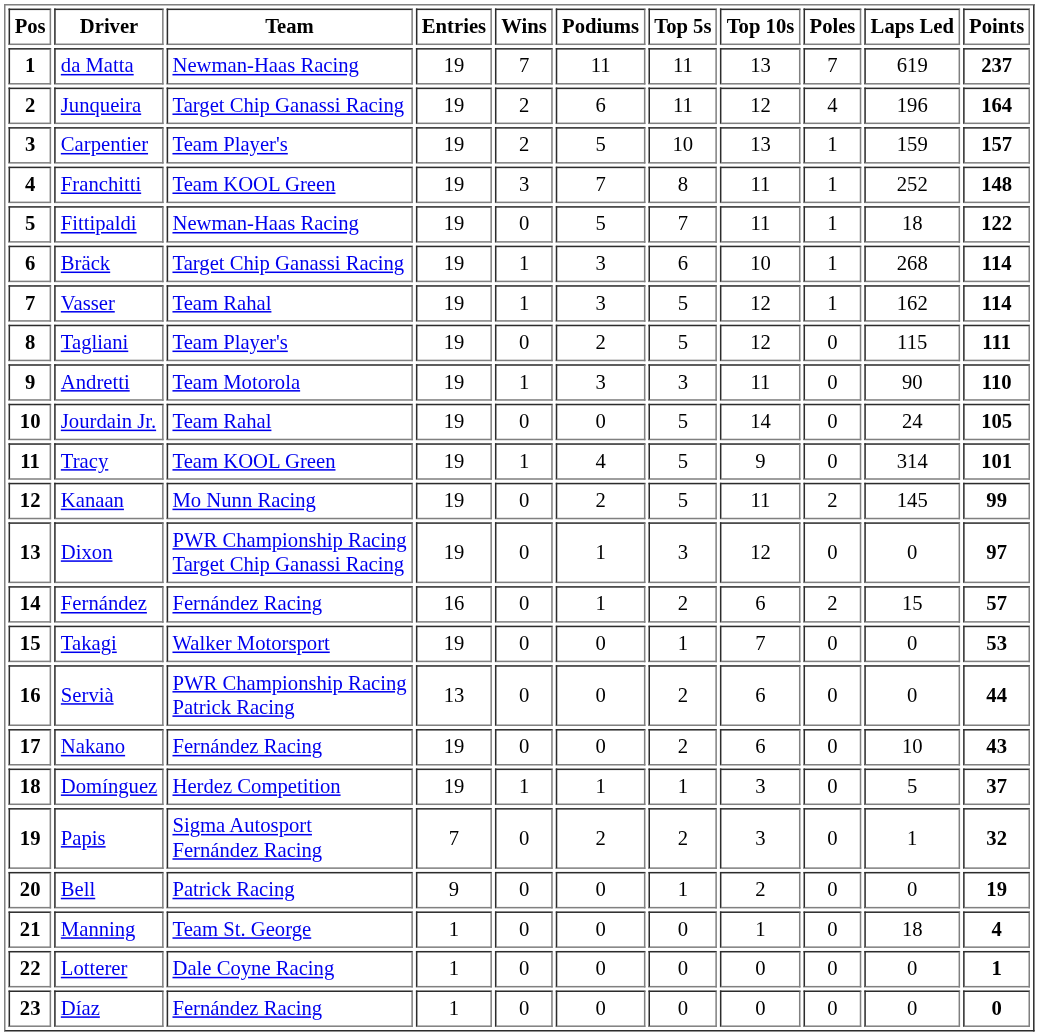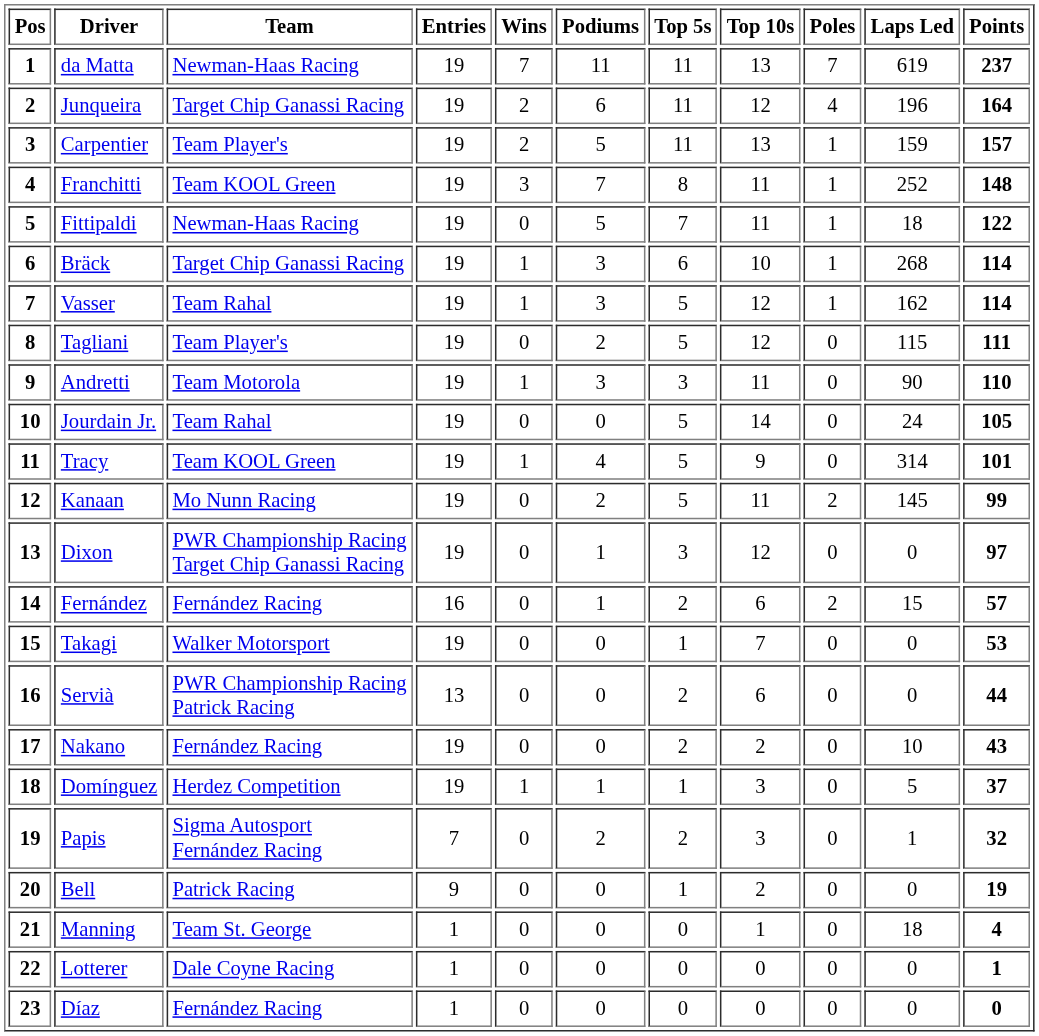(683, 145) 10 -> (683, 145) 11
(760, 747) 6 -> (760, 747) 2
